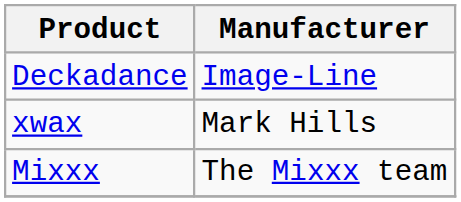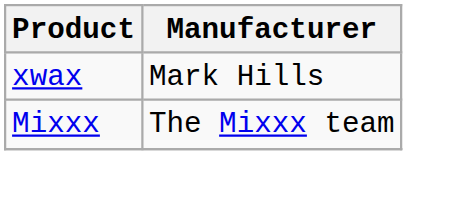- row: (100, 77)
